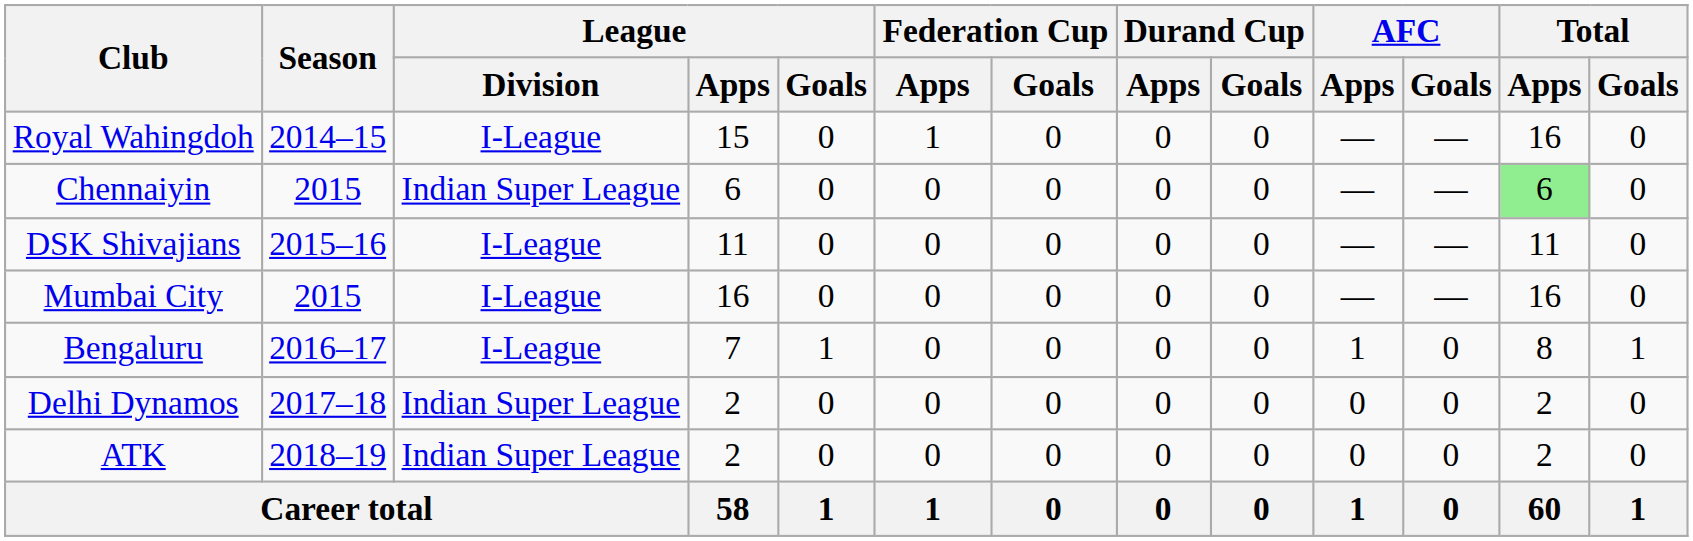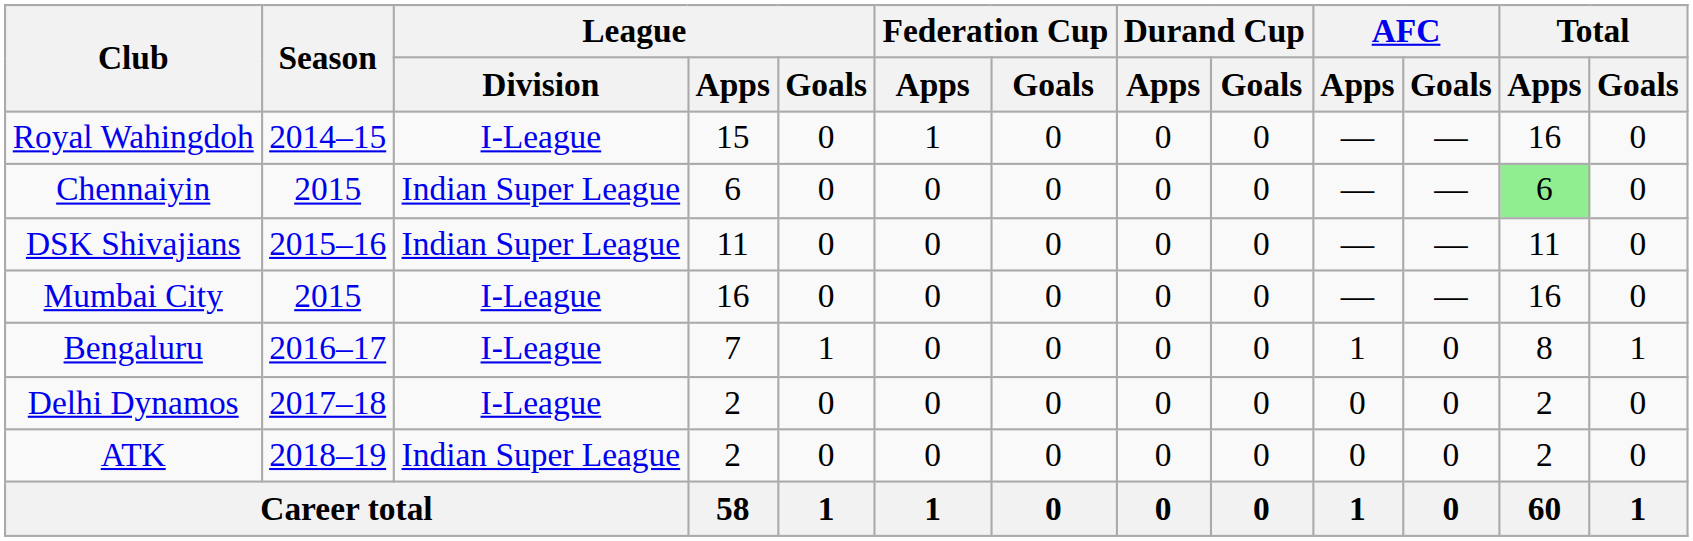(541, 243) I-League -> (541, 243) Indian Super League
(541, 402) Indian Super League -> (541, 402) I-League
